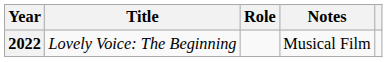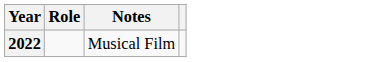- column: (142, 17)
